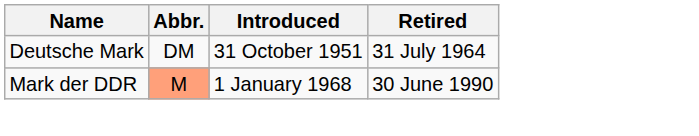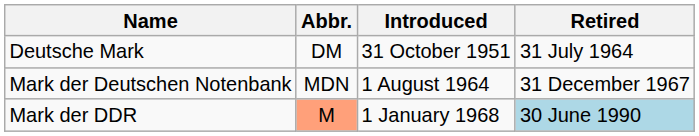+ row: (151, 83)
(433, 83) no background -> (581, 115) lightblue background
